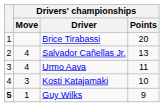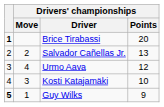(9, 39) normal -> (9, 39) bold
(27, 53) 4 -> (27, 53) 2
(143, 67) 11 -> (143, 67) 12
